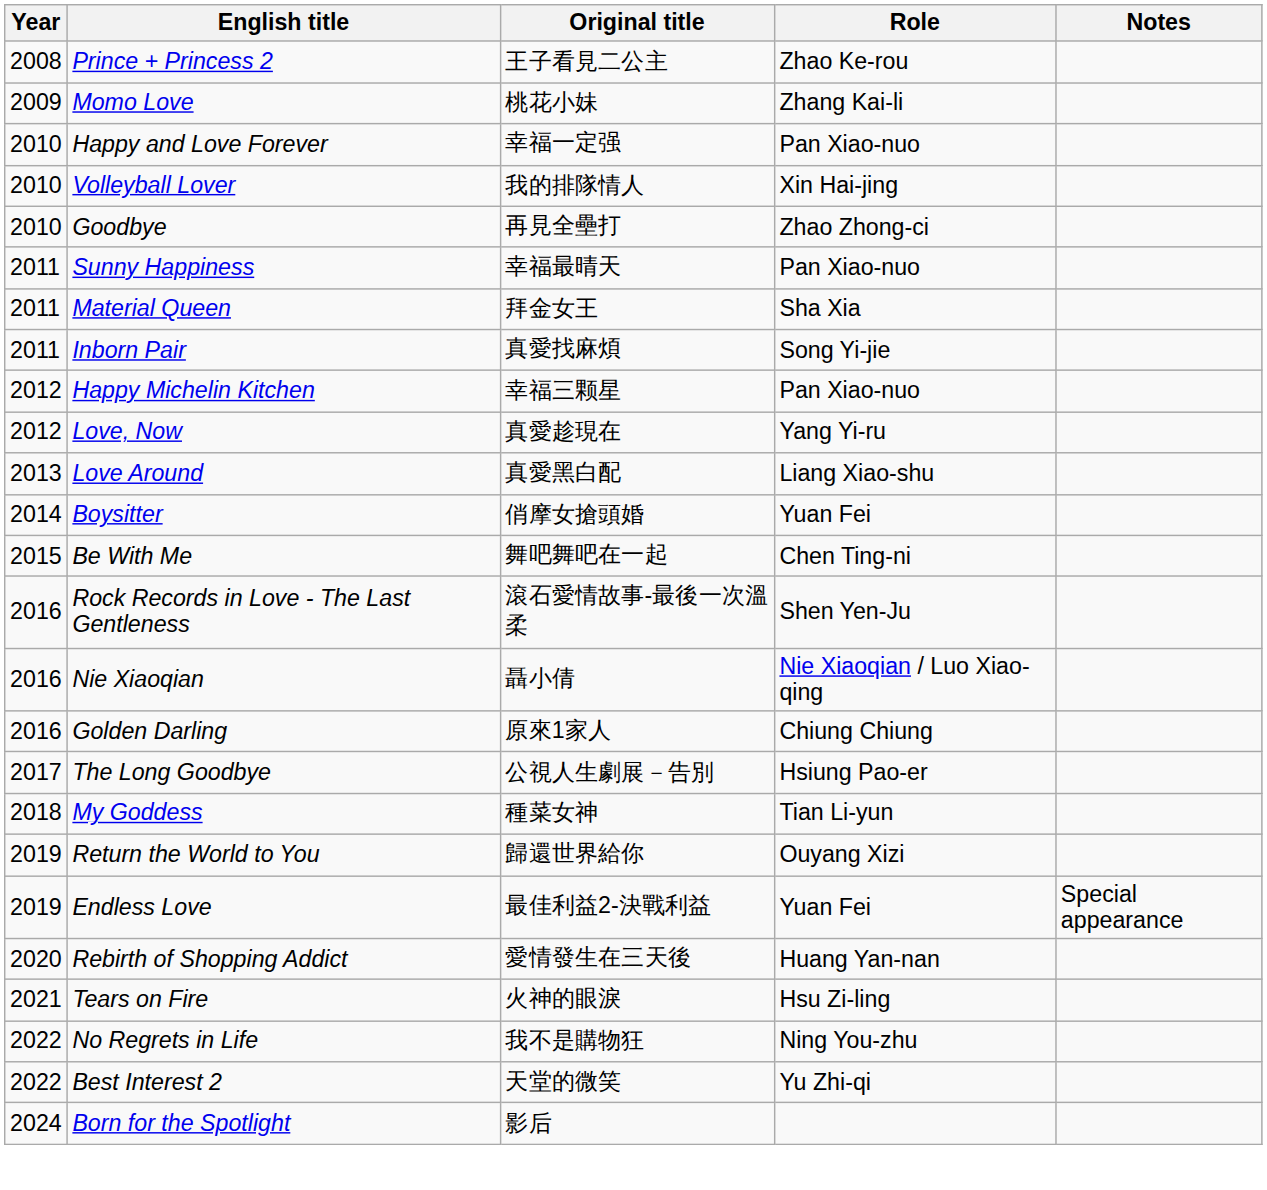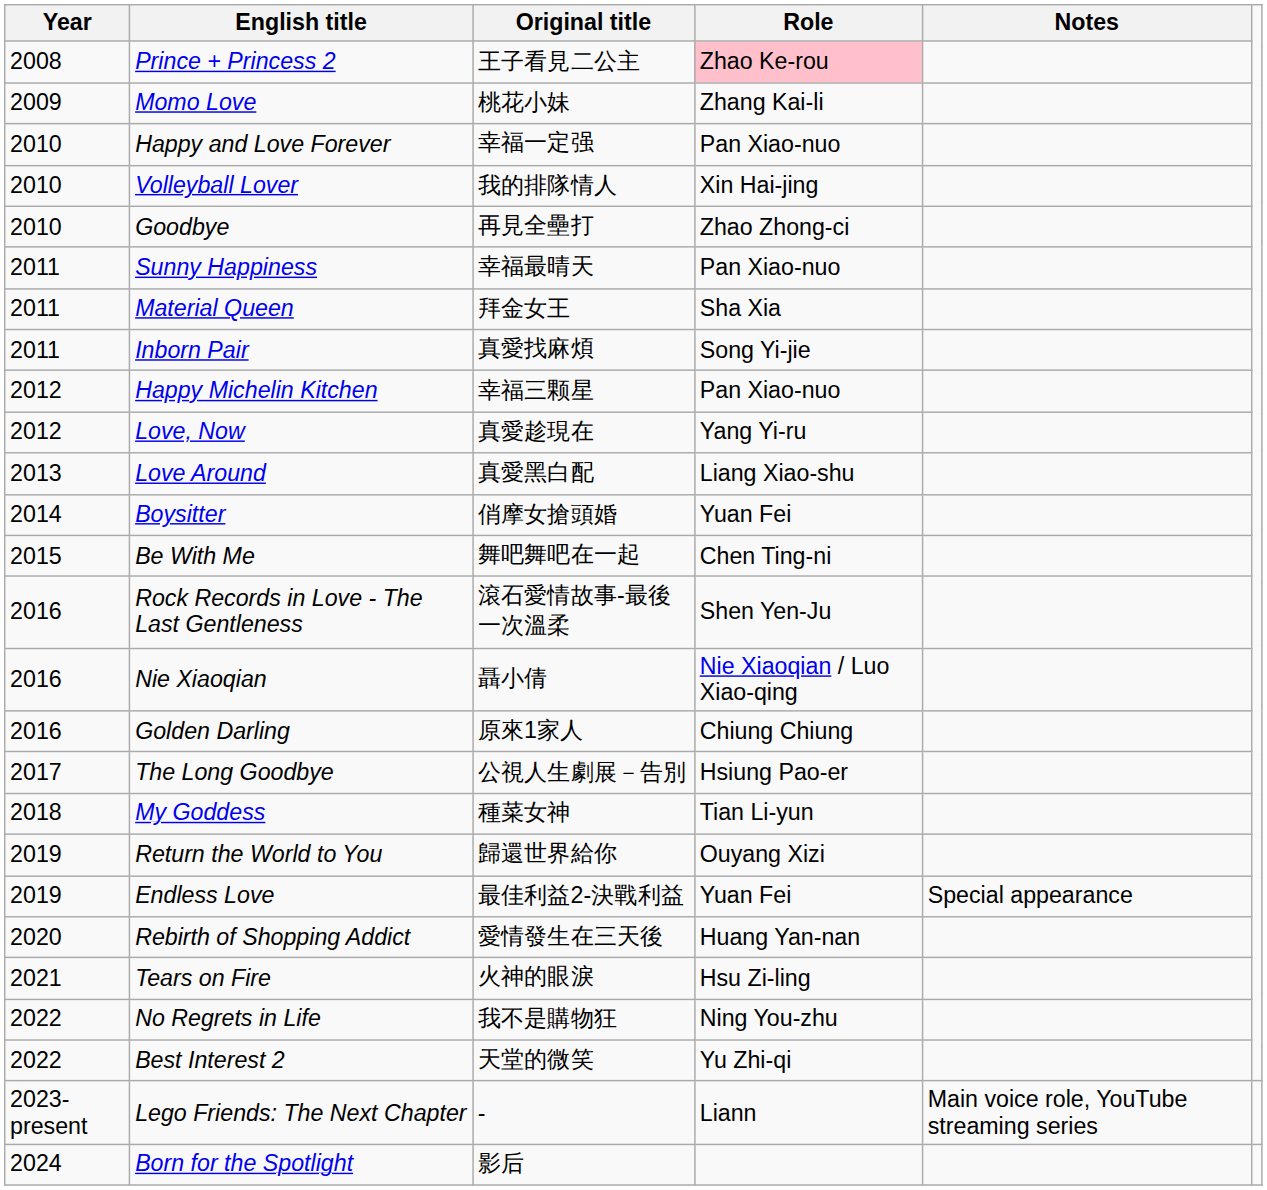(844, 61) no background -> (764, 61) pink background
+ row: (301, 1112)
